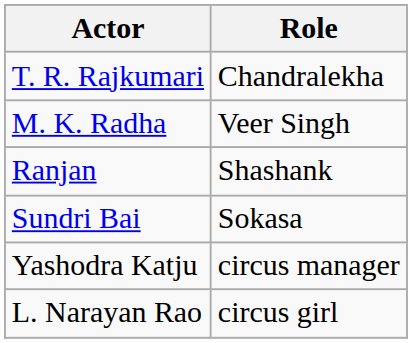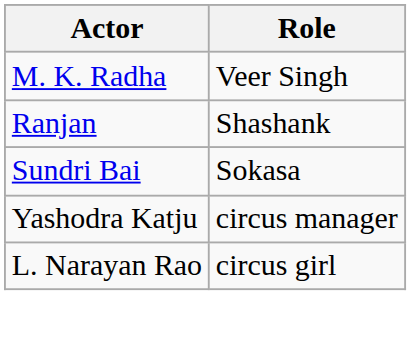- row: (108, 75)
